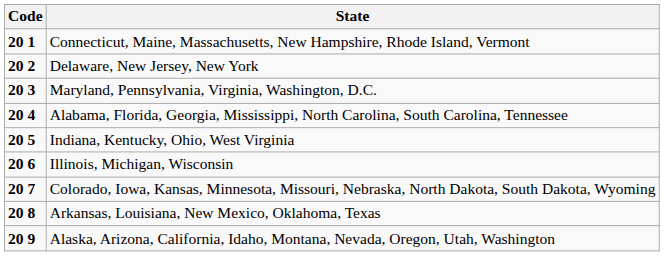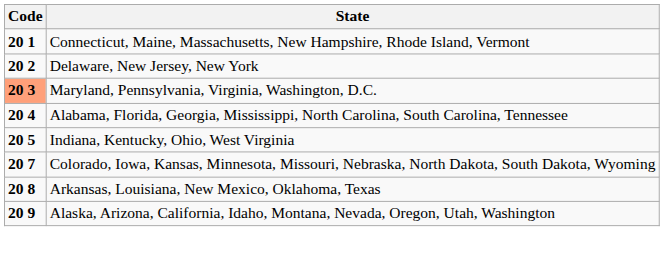(22, 90) no background -> (22, 90) lightsalmon background
- row: (142, 164)
